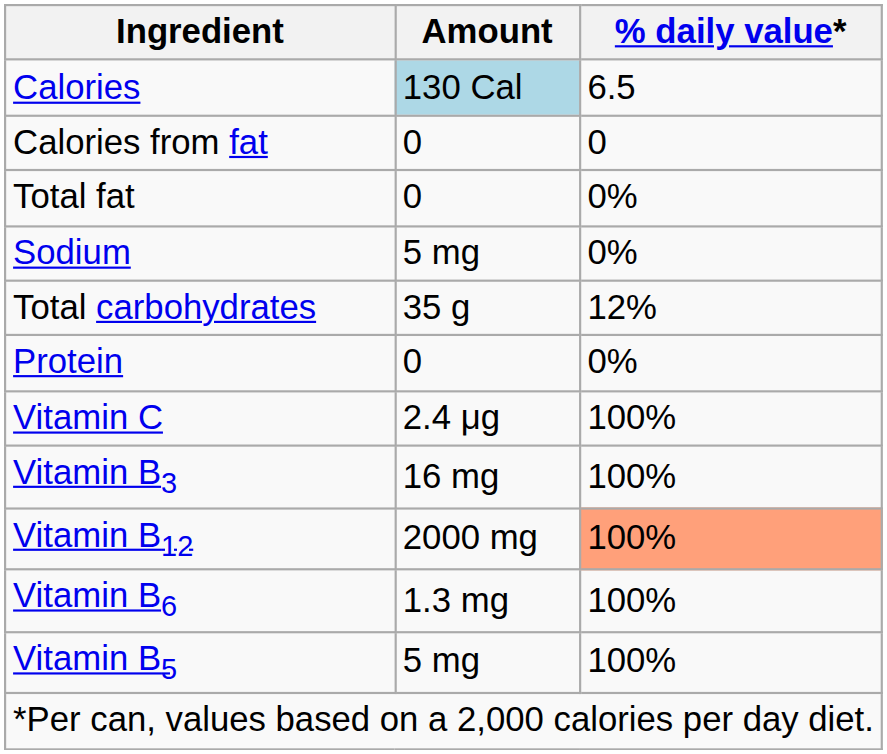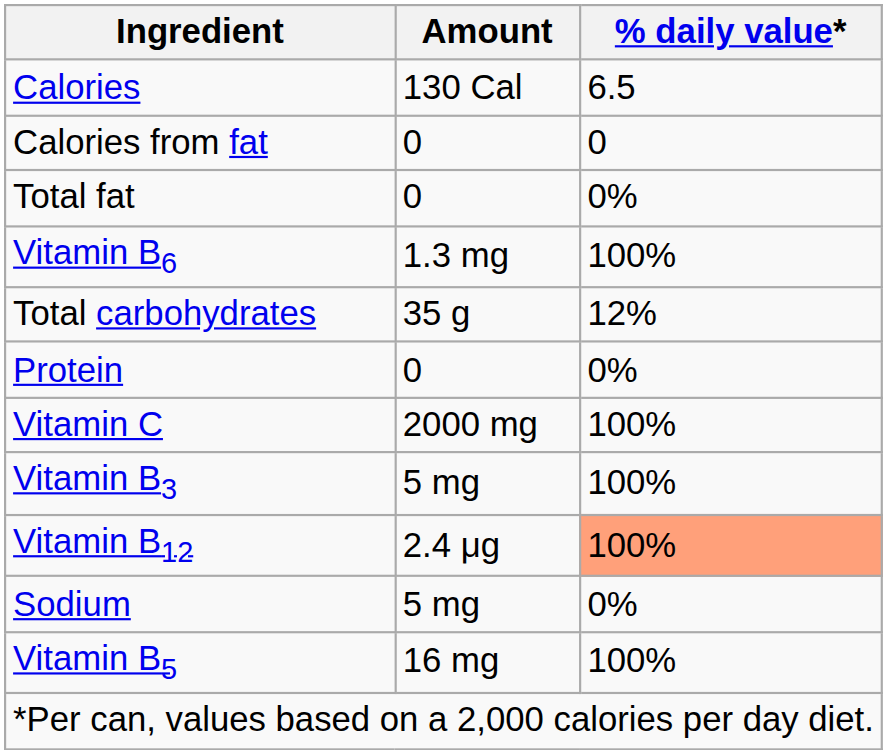(463, 87) lightblue background -> (463, 87) no background
rows swapped: (72, 252) <-> (95, 601)
(451, 417) 2.4 μg -> (470, 424) 2000 mg
(451, 476) 16 mg -> (441, 482) 5 mg
(470, 537) 2000 mg -> (451, 544) 2.4 μg
(441, 661) 5 mg -> (451, 661) 16 mg
